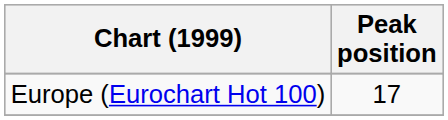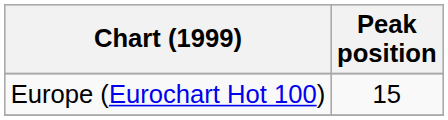(387, 94) 17 -> (387, 94) 15
